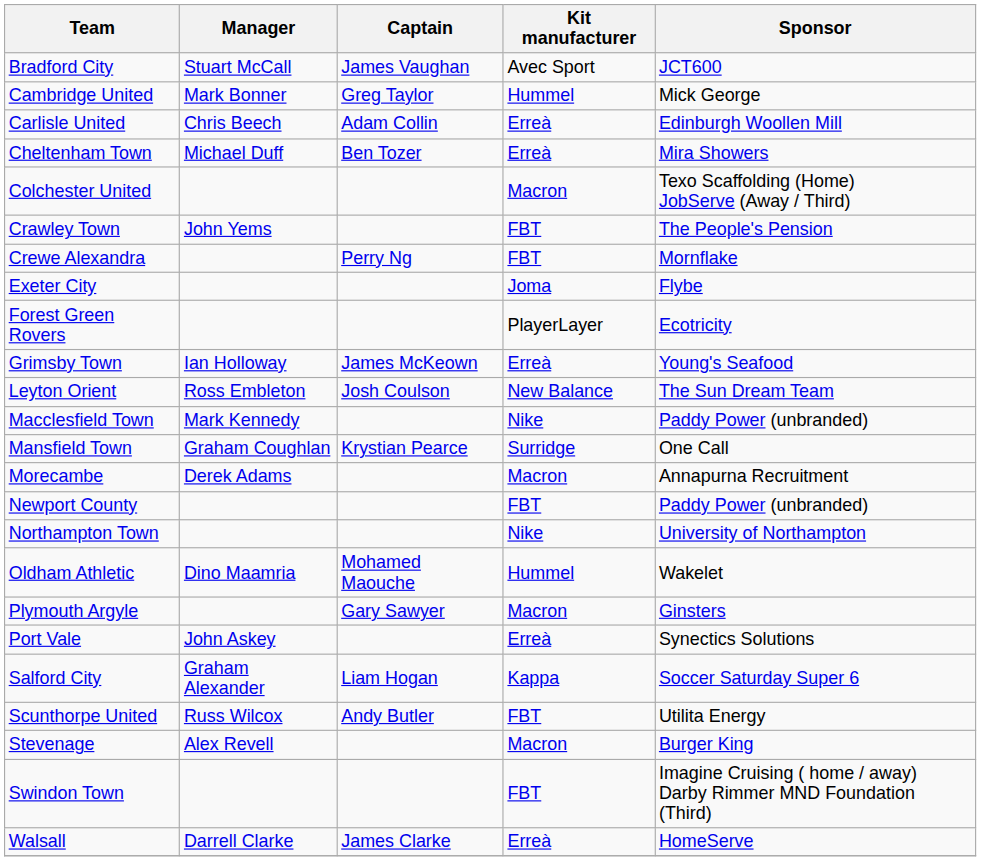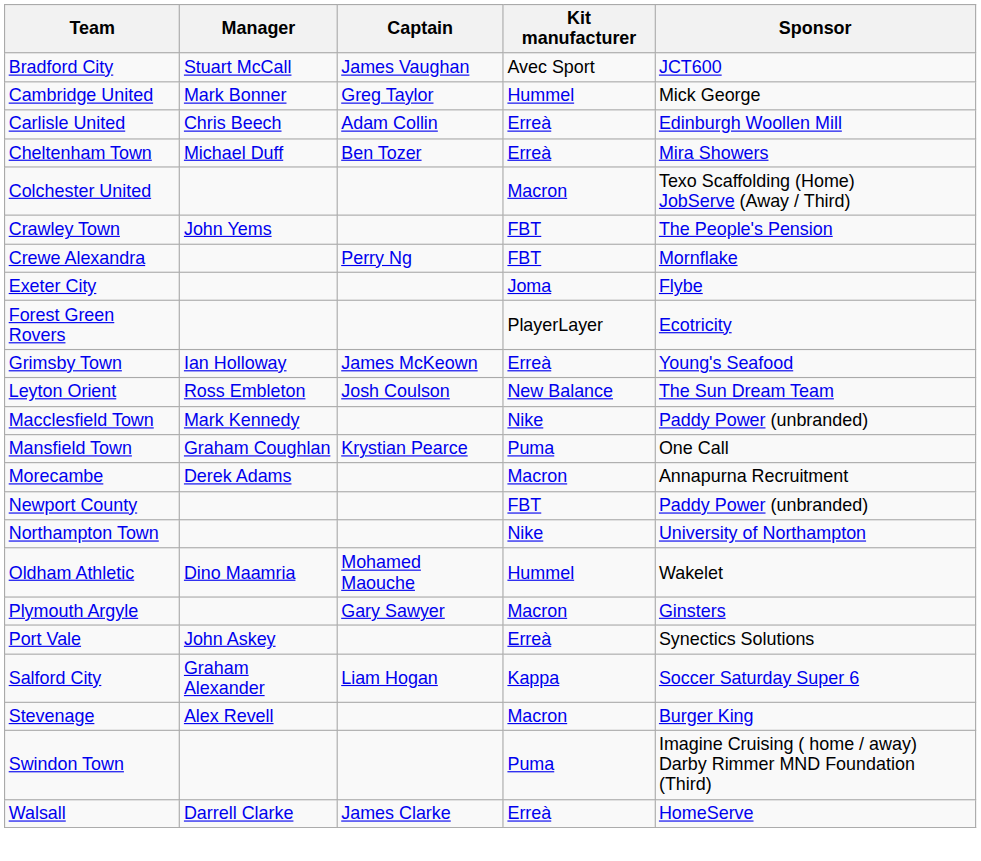(541, 448) Surridge -> (531, 448) Puma
- row: (83, 716)
(524, 793) FBT -> (531, 764) Puma
